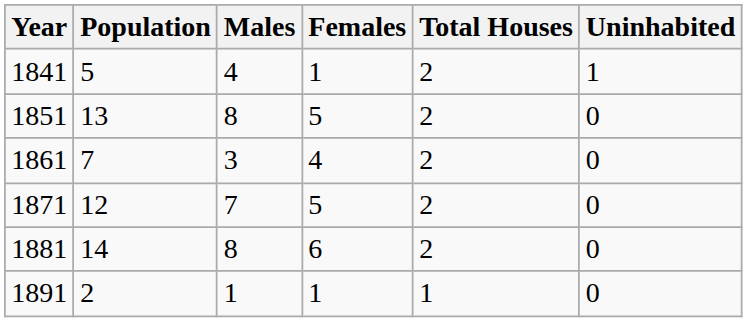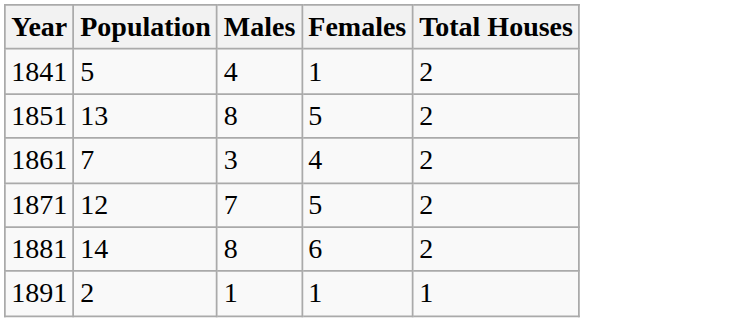- column: (661, 26)
